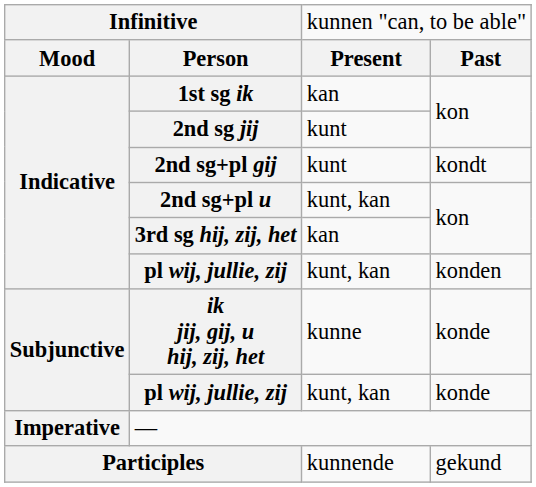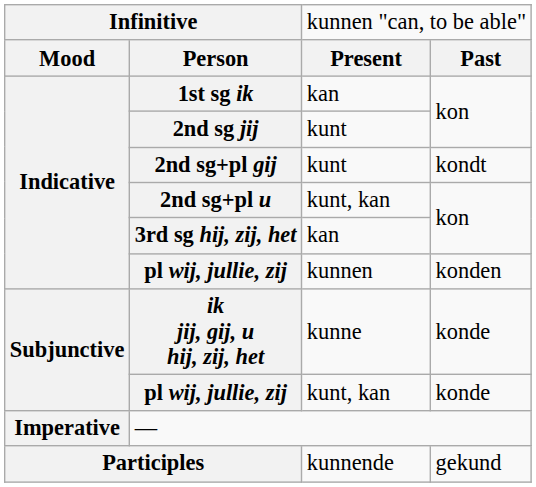(349, 270) kunt, kan -> (340, 270) kunnen
